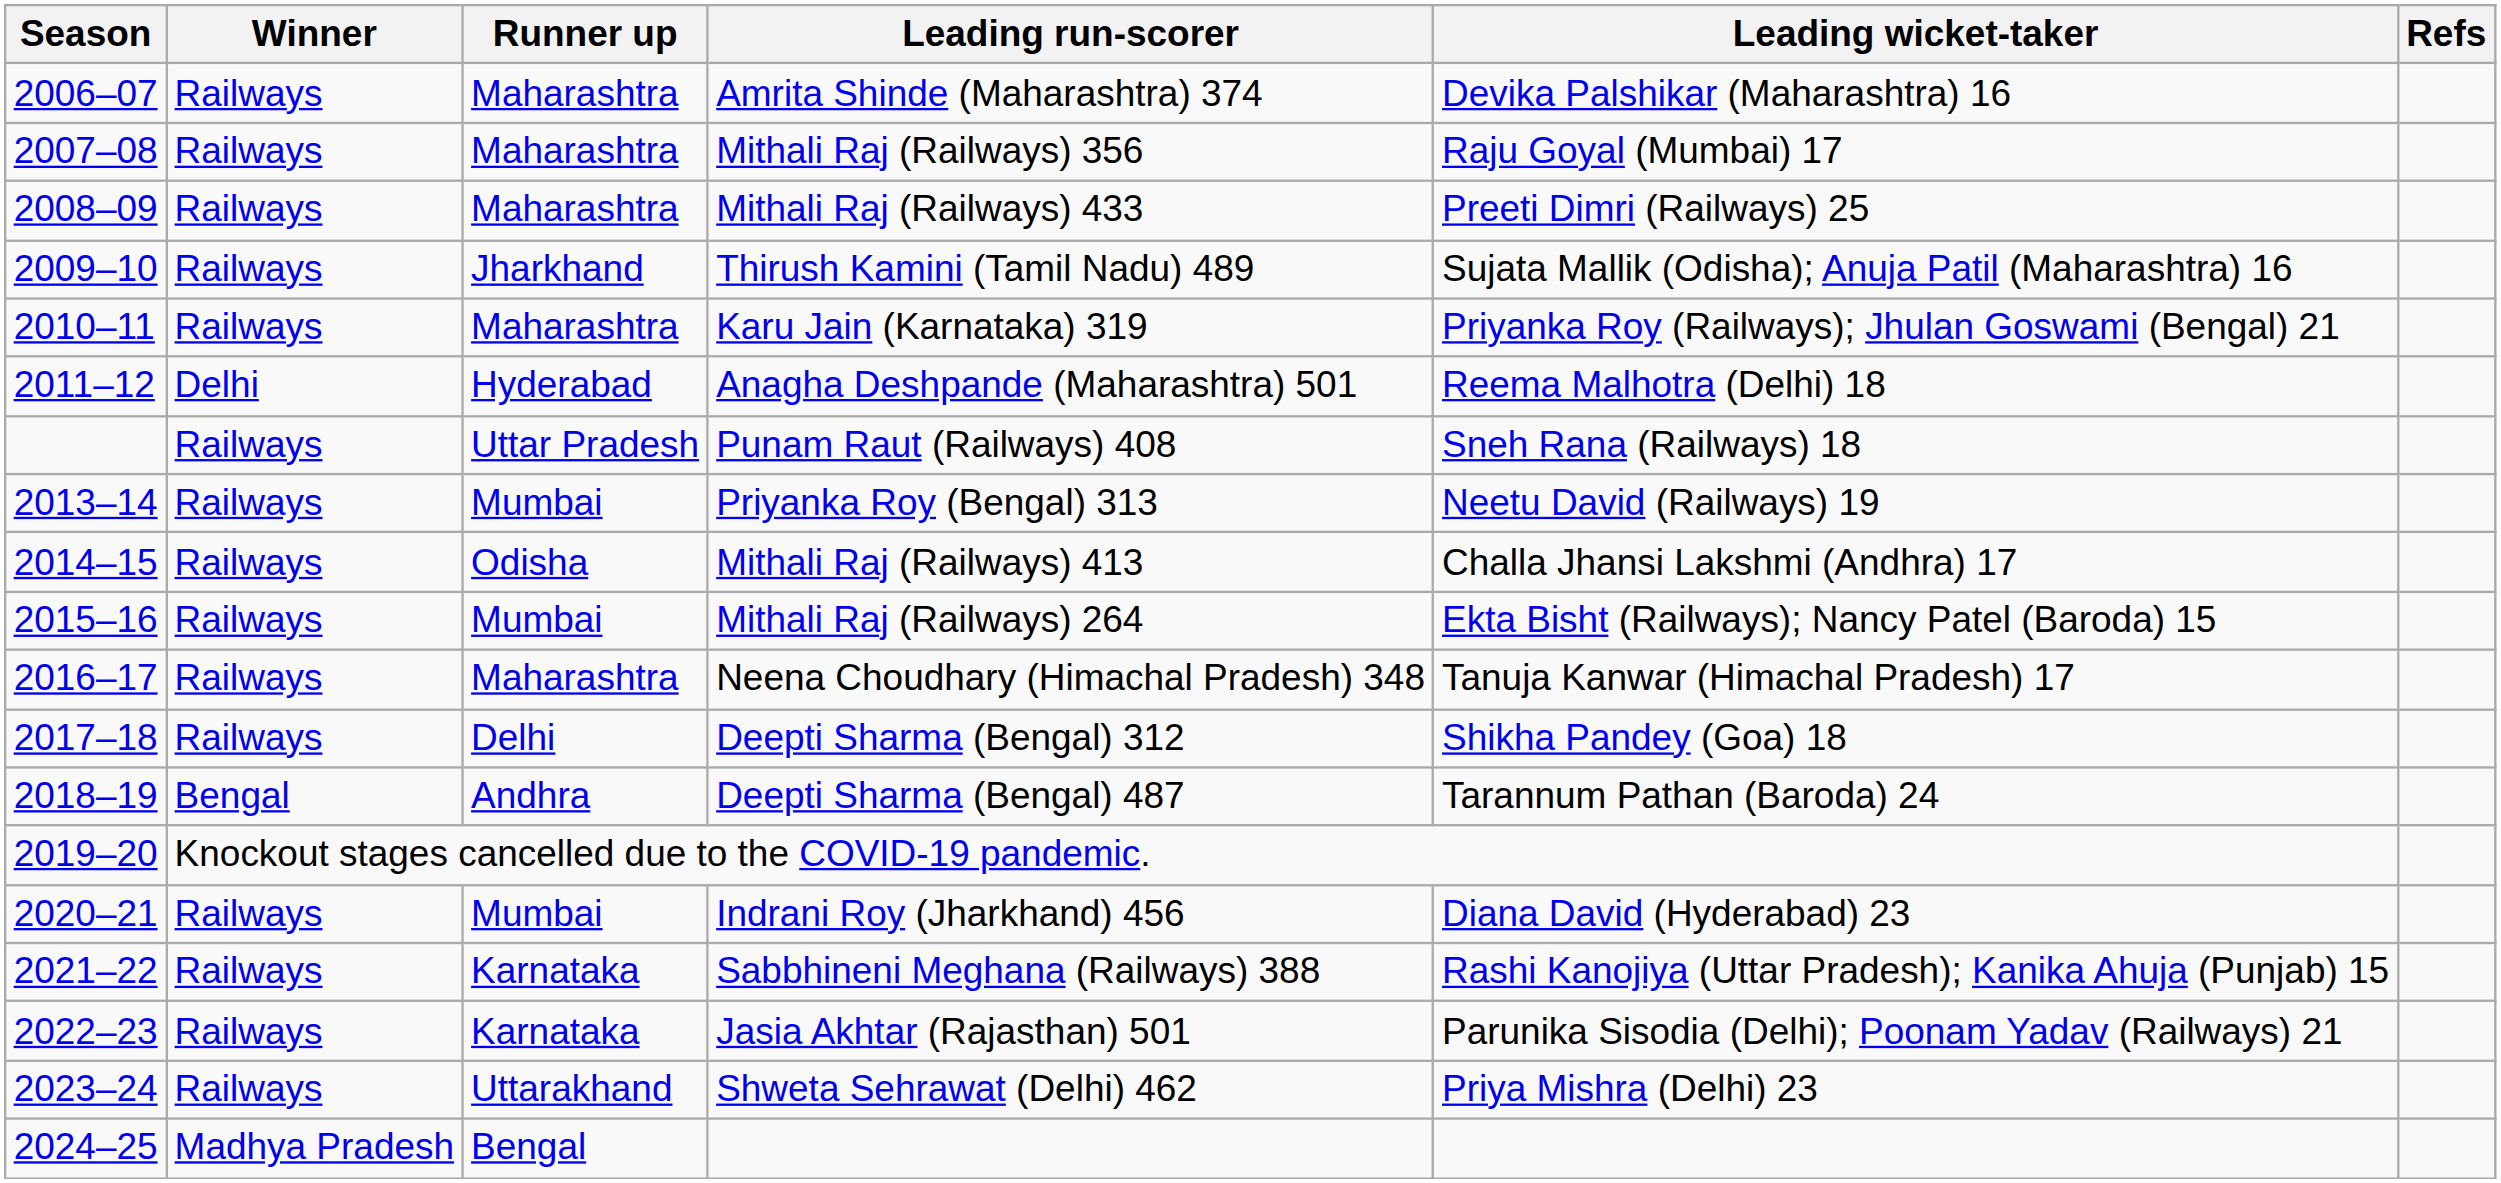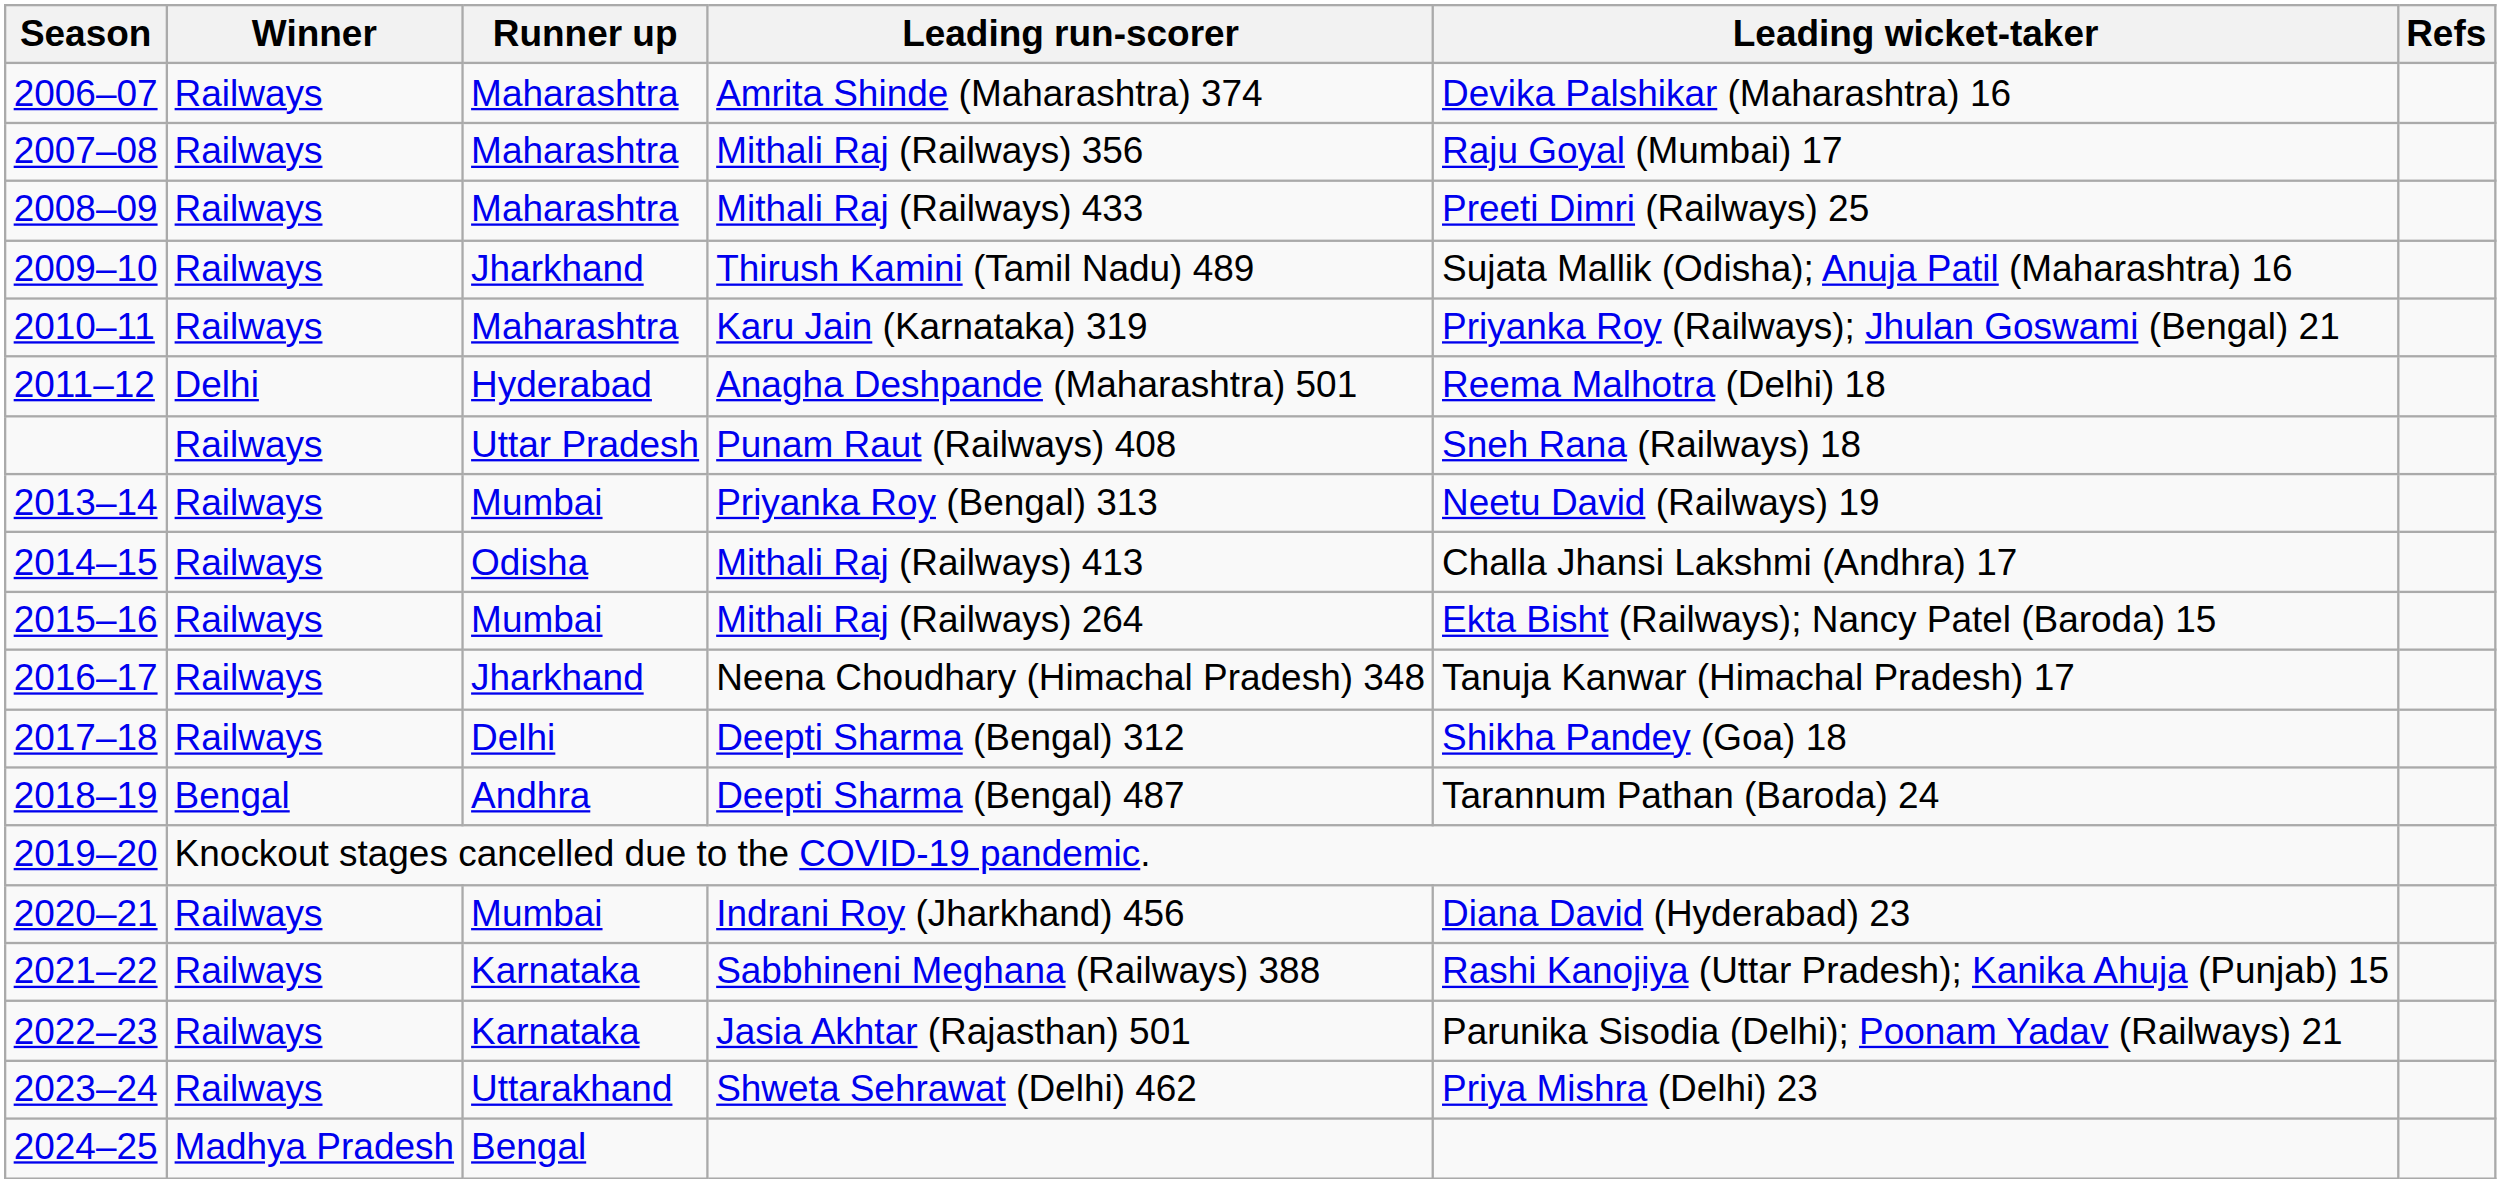(575, 678) Maharashtra -> (557, 678) Jharkhand
